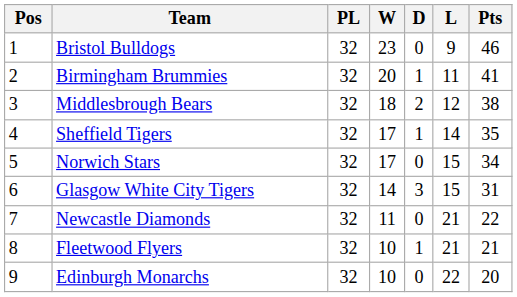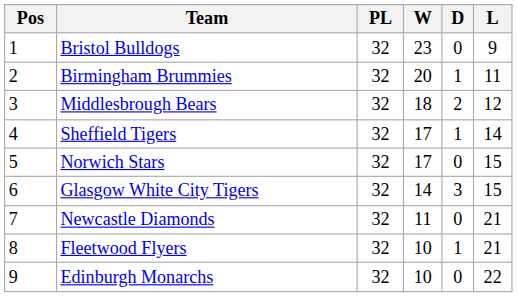- column: (490, 18)
